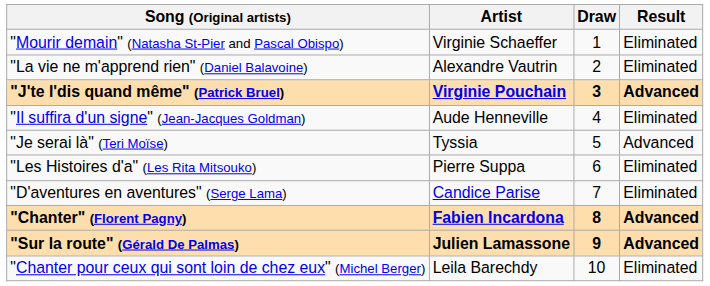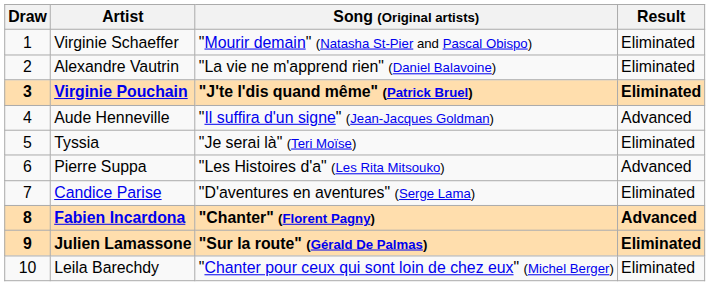columns swapped: (597, 17) <-> (218, 17)
(661, 92) Advanced -> (661, 92) Eliminated
(660, 117) Eliminated -> (656, 117) Advanced
(659, 142) Advanced -> (658, 142) Eliminated
(660, 167) Eliminated -> (656, 167) Advanced
(661, 243) Advanced -> (661, 243) Eliminated
